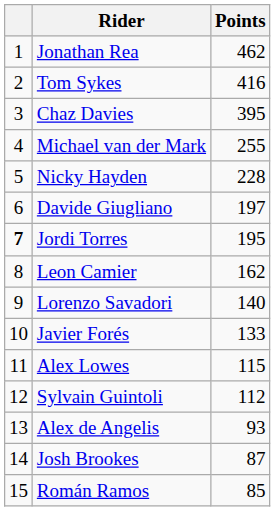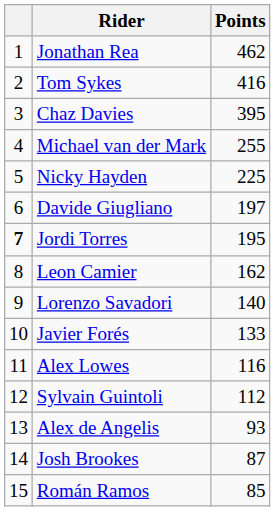(251, 176) 228 -> (251, 176) 225
(252, 364) 115 -> (252, 364) 116
